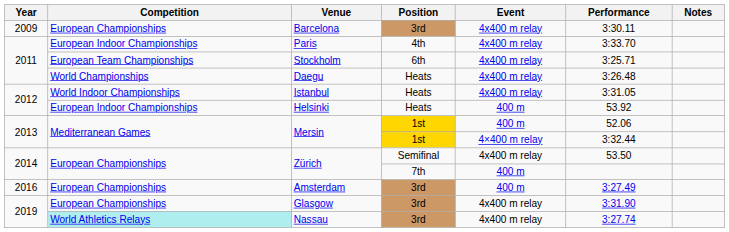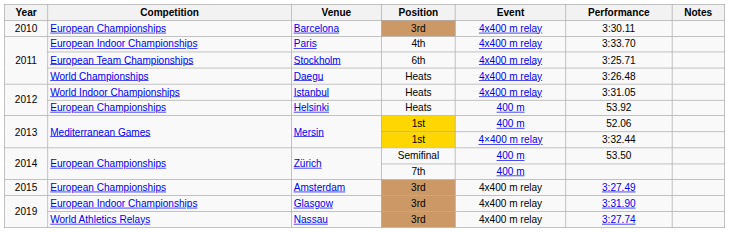(26, 29) 2009 -> (26, 29) 2010
(124, 108) European Indoor Championships -> (108, 108) European Championships
(511, 156) 4x400 m relay -> (511, 156) 400 m
(26, 188) 2016 -> (26, 188) 2015
(511, 188) 400 m -> (511, 188) 4x400 m relay
(108, 204) European Championships -> (124, 204) European Indoor Championships
(100, 220) paleturquoise background -> (100, 220) no background
